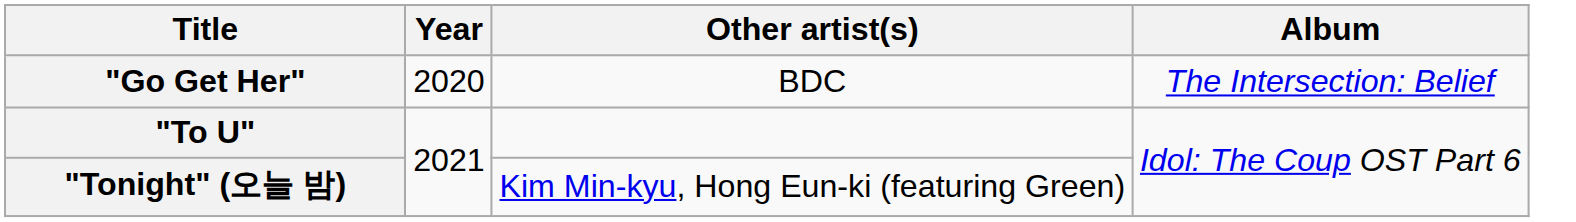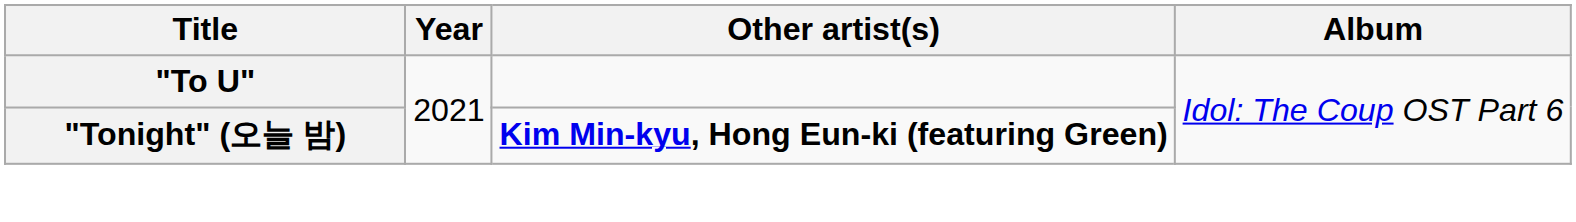- row: (205, 81)
(812, 186) normal -> (834, 135) bold
